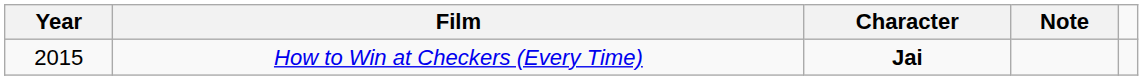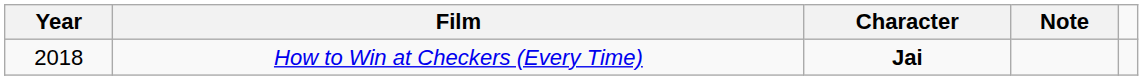(59, 57) 2015 -> (59, 57) 2018
